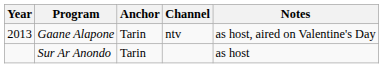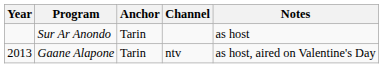rows swapped: (74, 53) <-> (76, 33)
